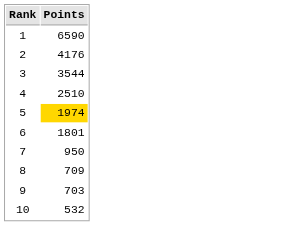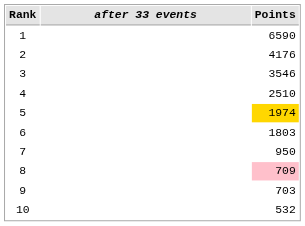+ column: (146, 15)
(71, 74) 3544 -> (282, 74) 3546
(71, 133) 1801 -> (282, 133) 1803
(74, 171) no background -> (286, 171) pink background
